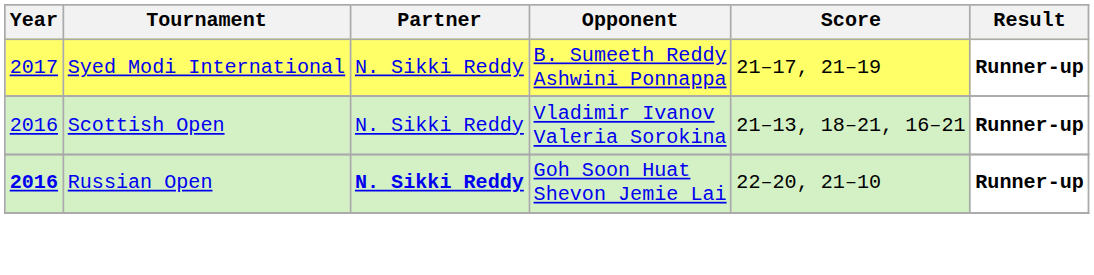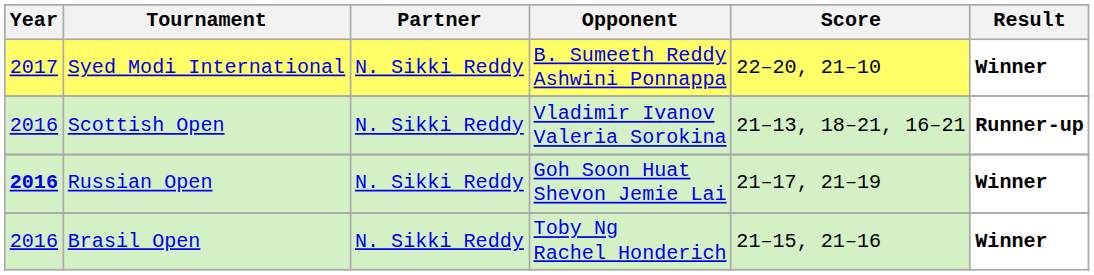(809, 67) 21–17, 21–19 -> (809, 67) 22–20, 21–10
(1030, 67) Runner-up -> (1011, 67) Winner
(439, 183) bold -> (439, 183) normal
(809, 183) 22–20, 21–10 -> (809, 183) 21–17, 21–19
(1030, 183) Runner-up -> (1011, 183) Winner
+ row: (134, 241)
